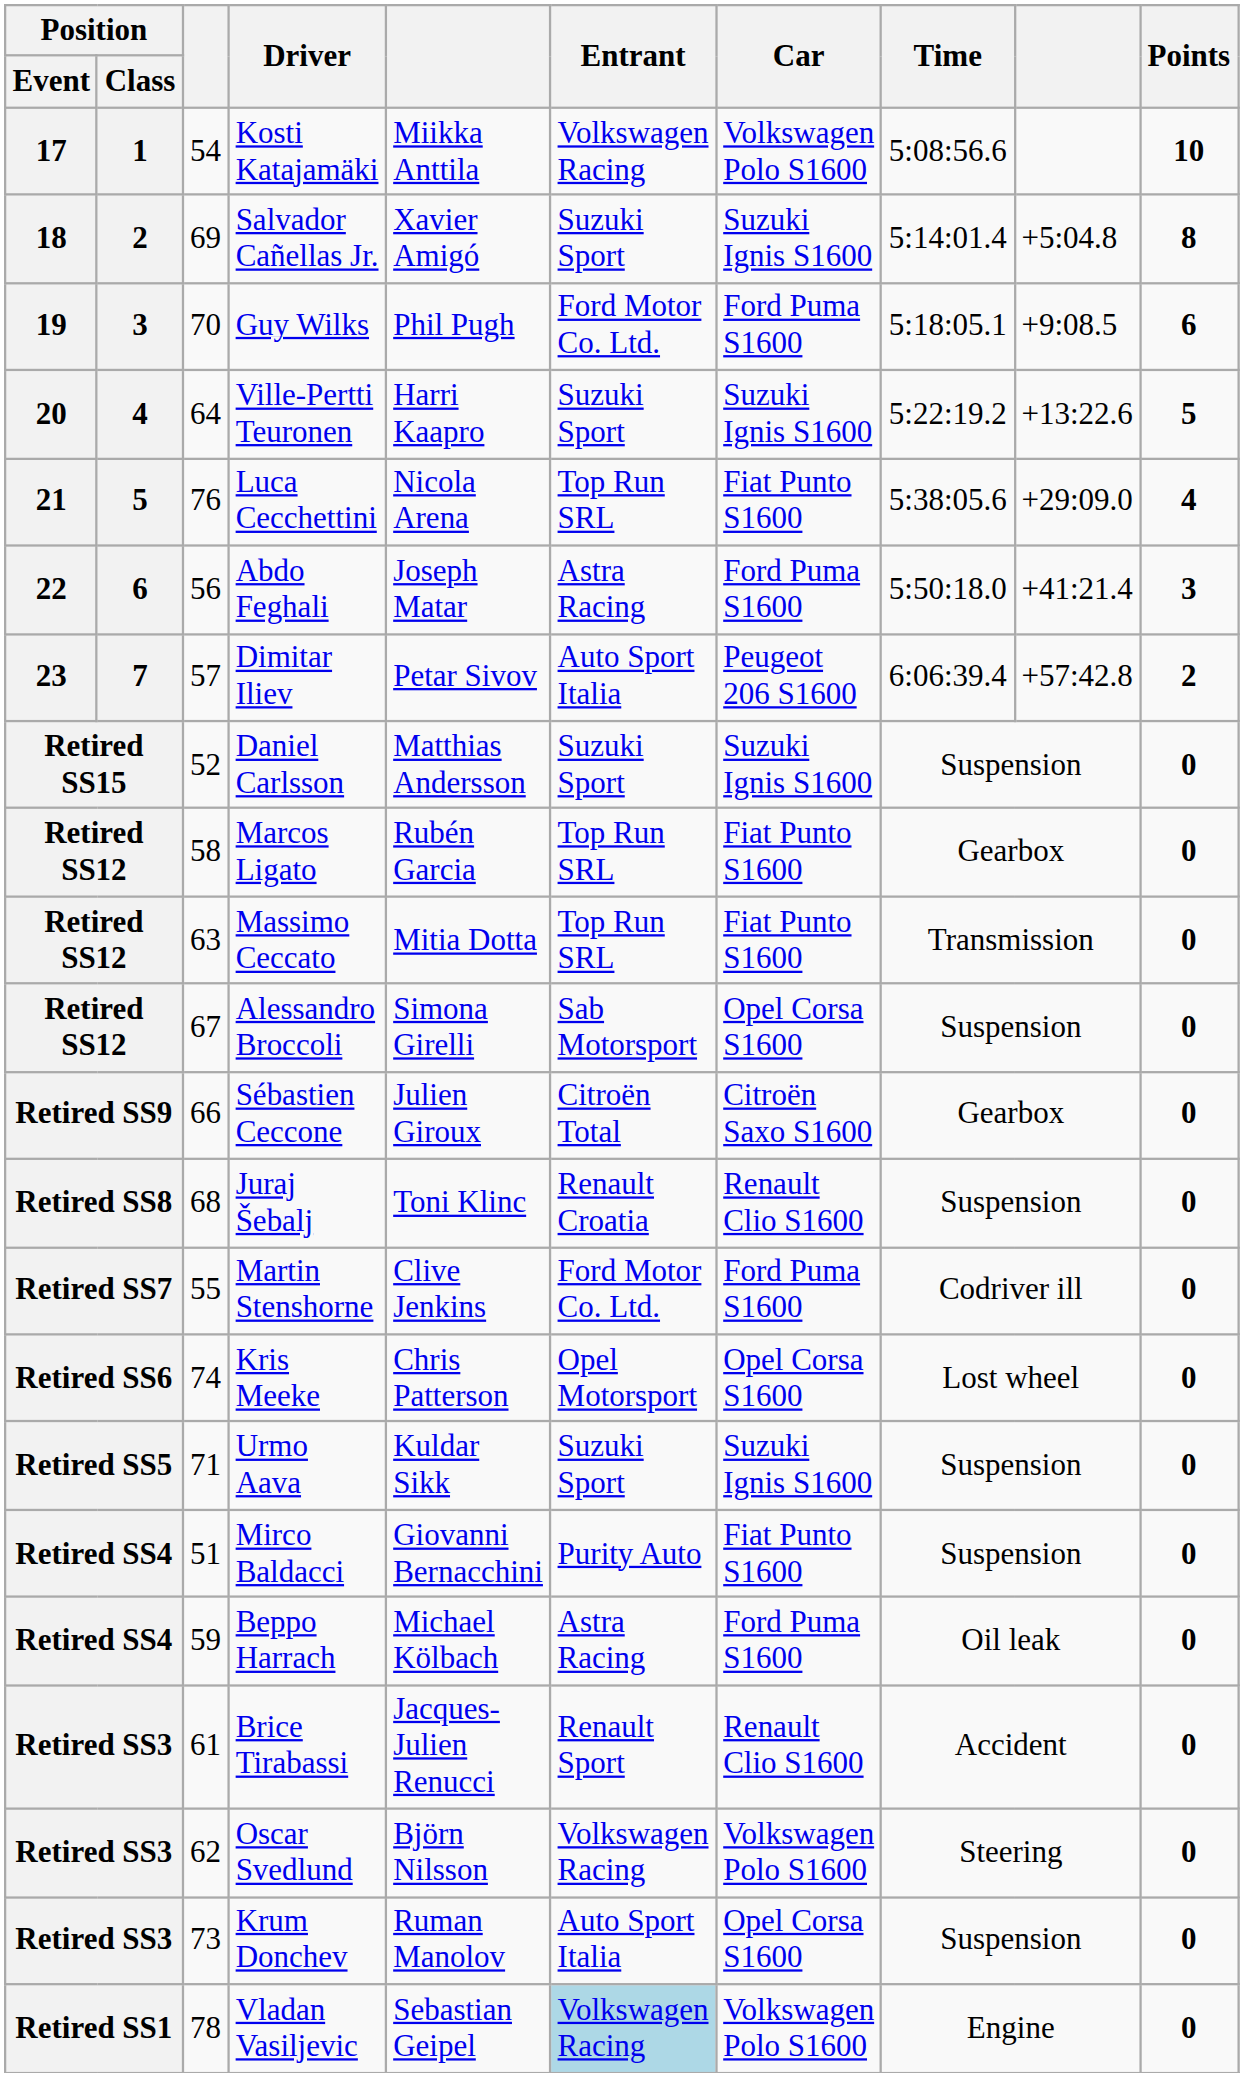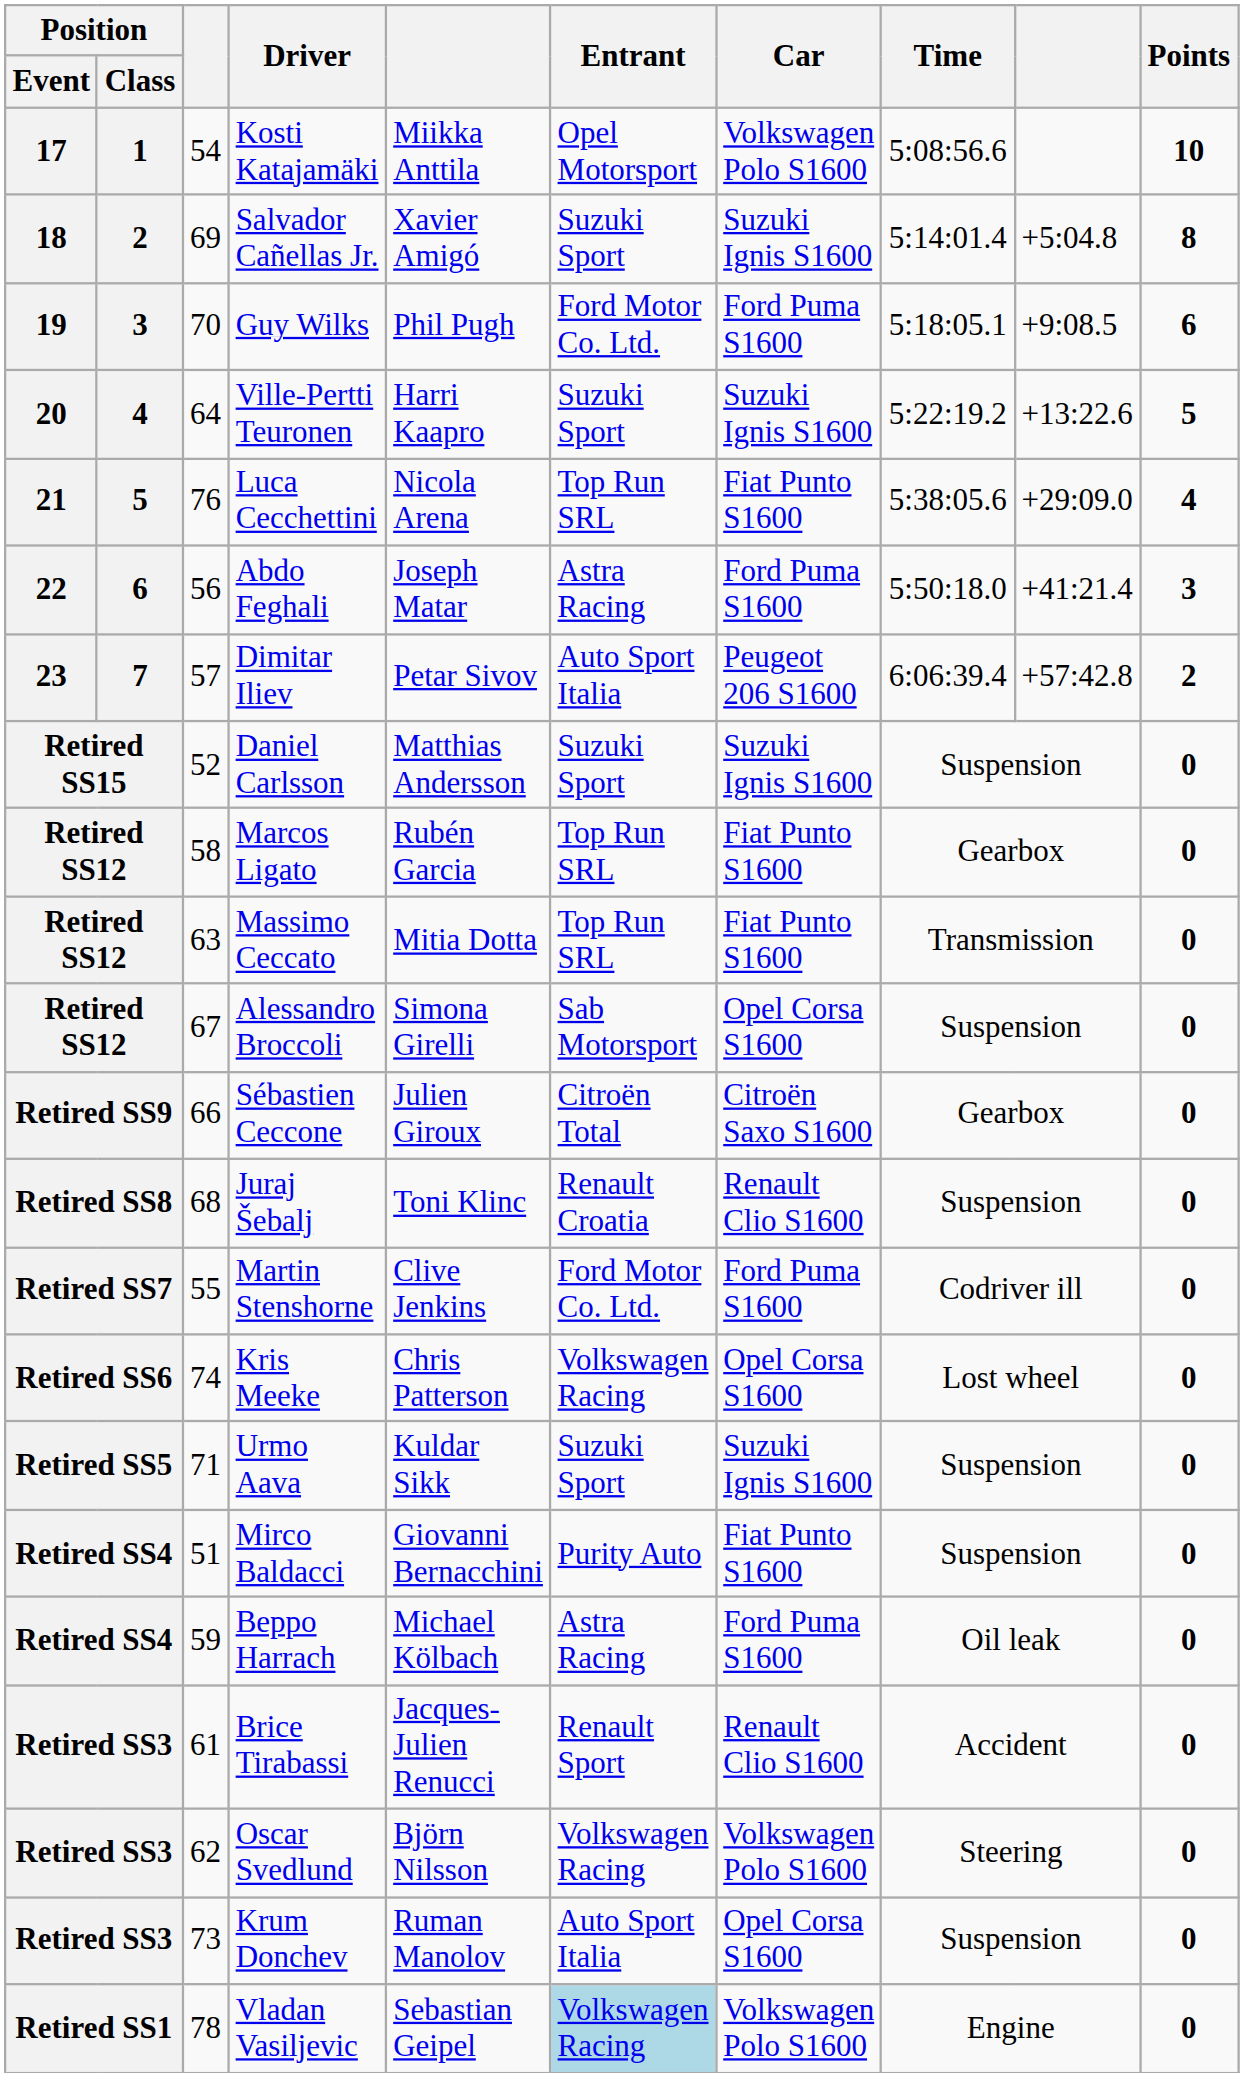(633, 150) Volkswagen Racing -> (627, 150) Opel Motorsport
(627, 1377) Opel Motorsport -> (633, 1377) Volkswagen Racing
